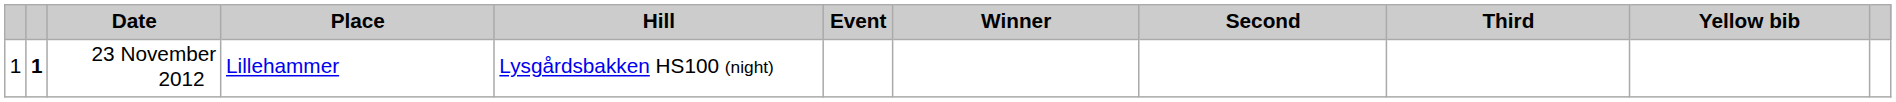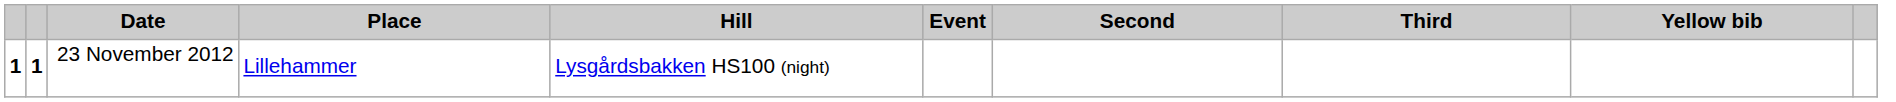- column: (1016, 21)
(15, 67) normal -> (15, 67) bold
